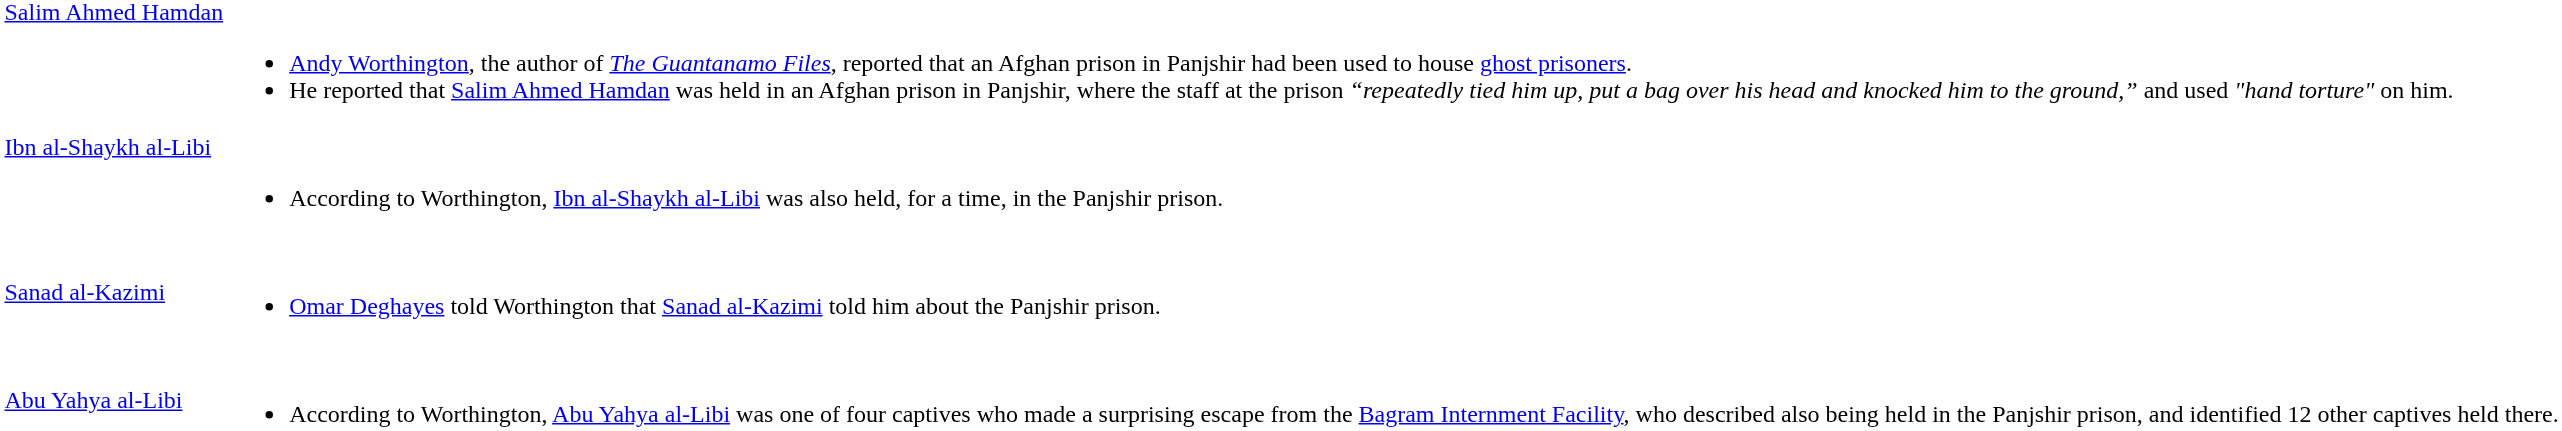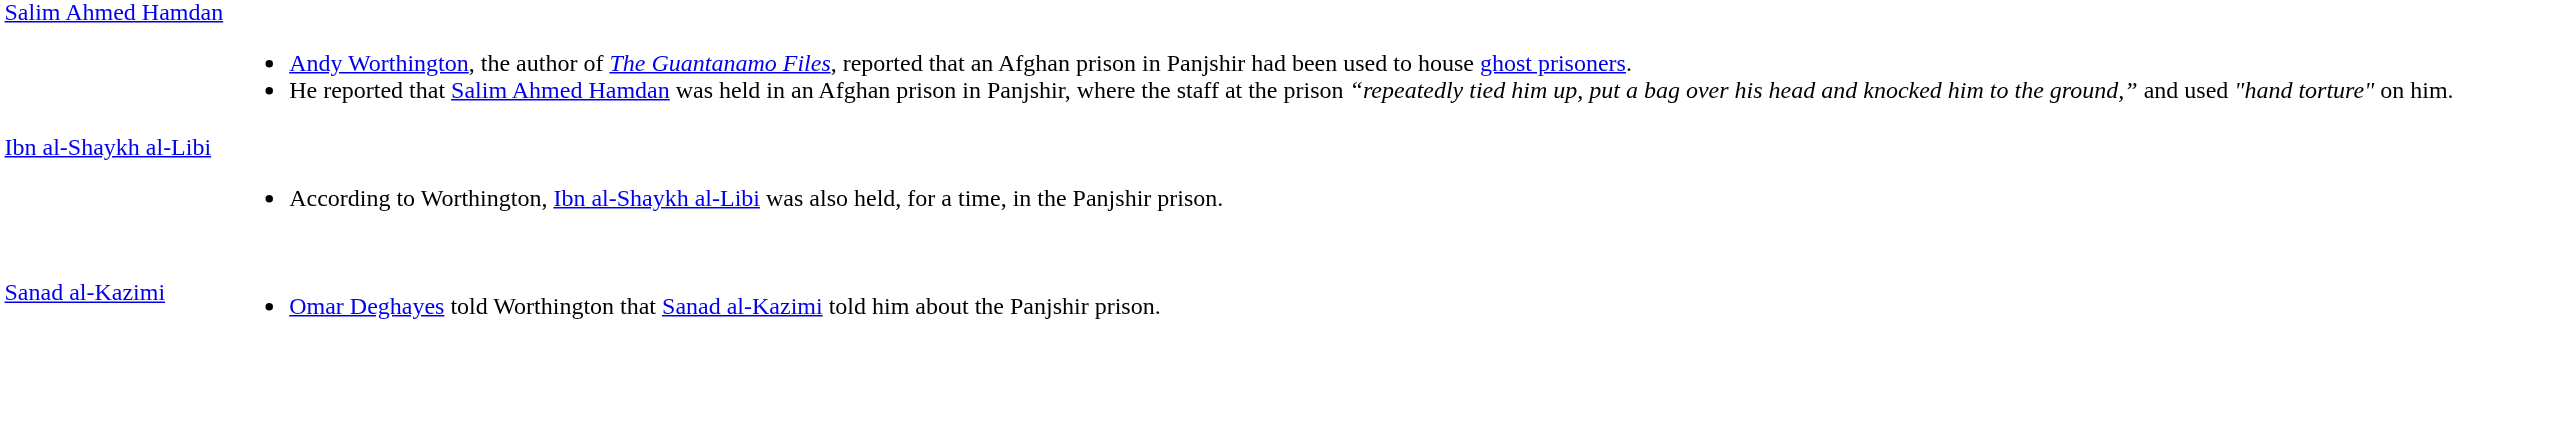- row: (93, 400)
